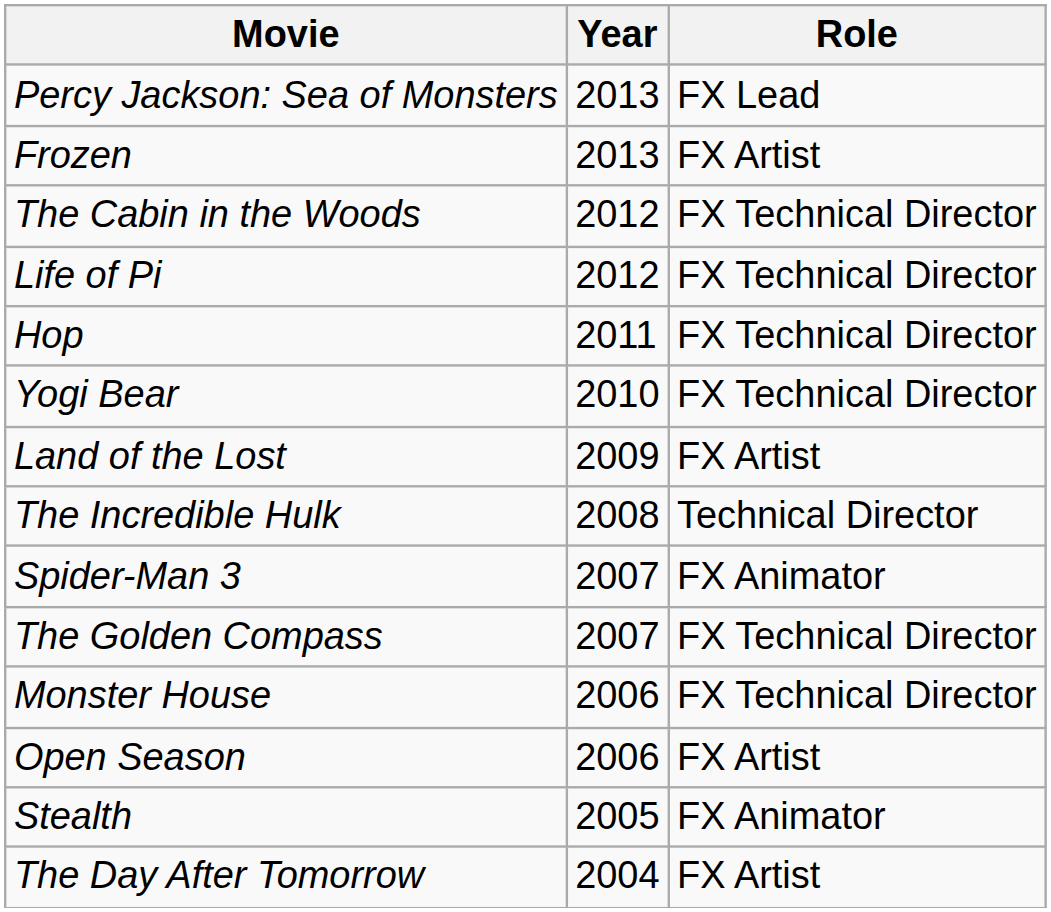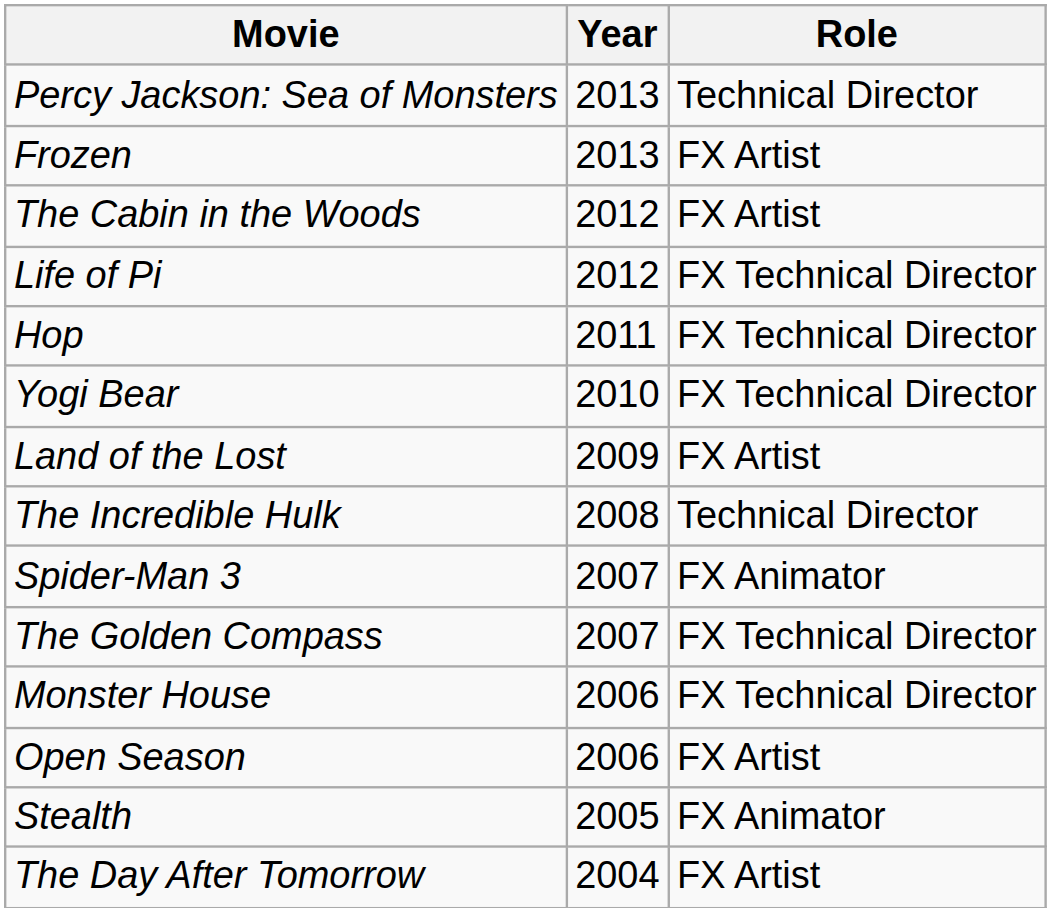(749, 94) FX Lead -> (828, 94) Technical Director
(857, 214) FX Technical Director -> (749, 214) FX Artist
